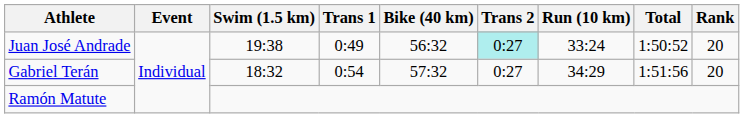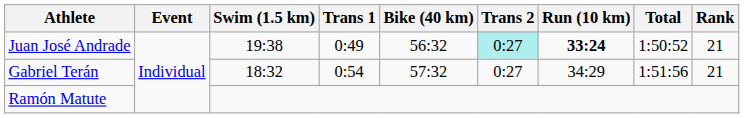(586, 45) normal -> (586, 45) bold
(715, 45) 20 -> (715, 45) 21
(715, 72) 20 -> (715, 72) 21
